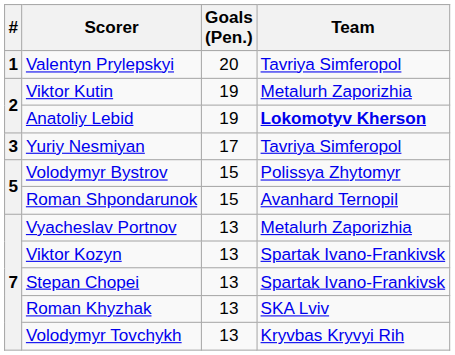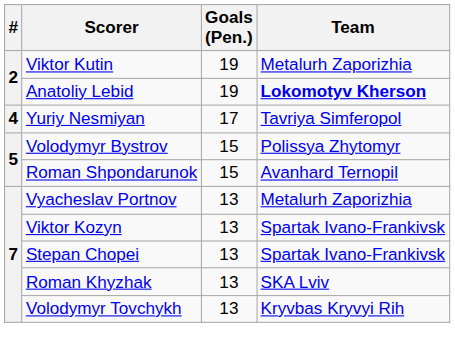- row: (100, 64)
(13, 145) 3 -> (13, 118) 4
